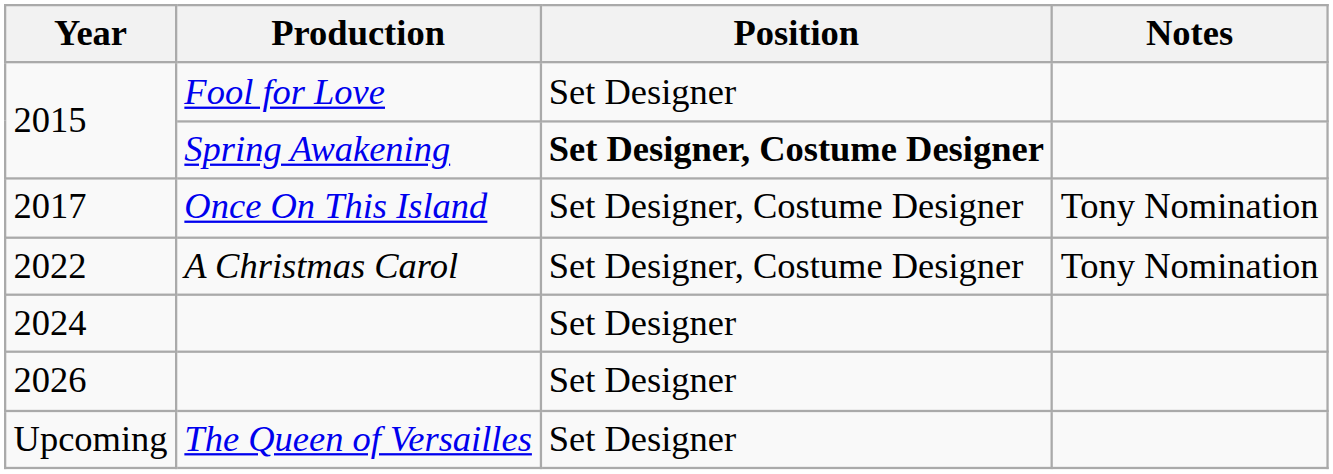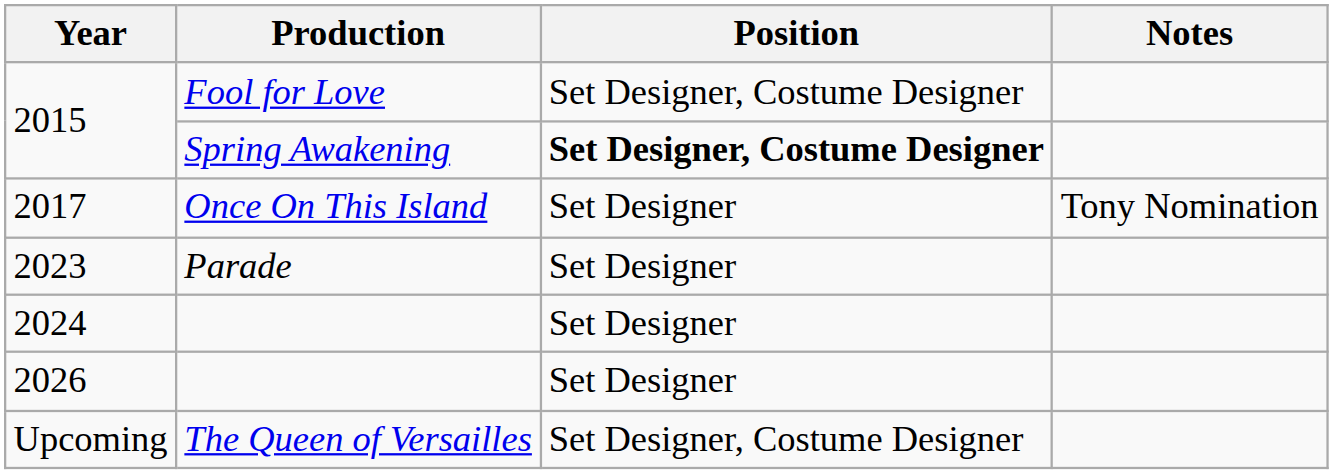(642, 91) Set Designer -> (786, 91) Set Designer, Costume Designer
(786, 206) Set Designer, Costume Designer -> (642, 206) Set Designer
- row: (50, 264)
+ row: (50, 264)
(642, 438) Set Designer -> (786, 438) Set Designer, Costume Designer
